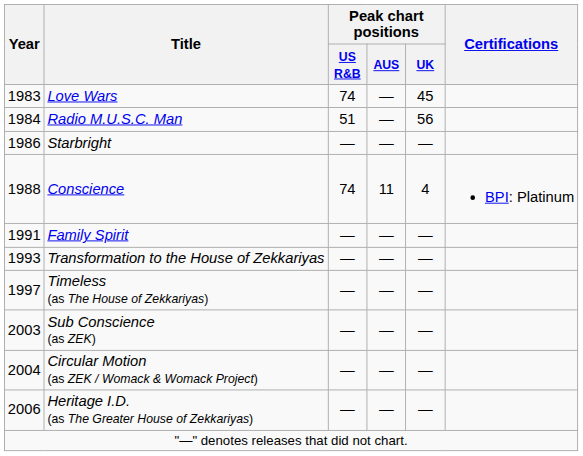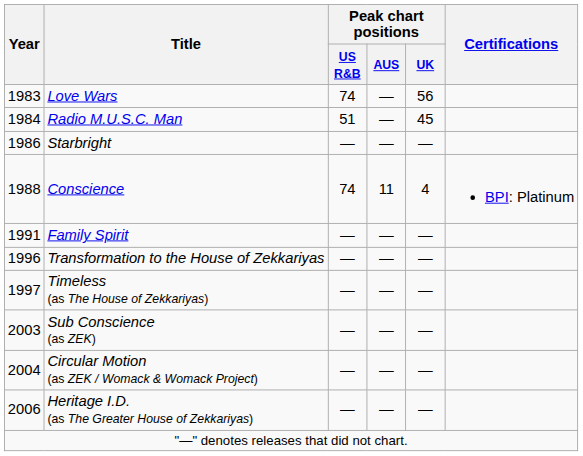(425, 95) 45 -> (425, 95) 56
(425, 119) 56 -> (425, 119) 45
(24, 258) 1993 -> (24, 258) 1996
